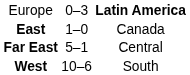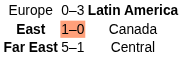(77, 29) no background -> (73, 29) lightsalmon background
- row: (31, 67)
